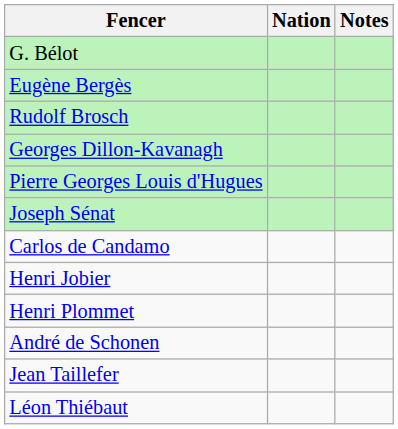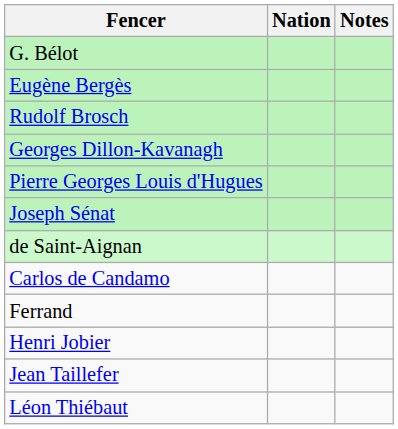+ row: (76, 246)
+ row: (41, 310)
- row: (72, 310)
- row: (84, 342)
